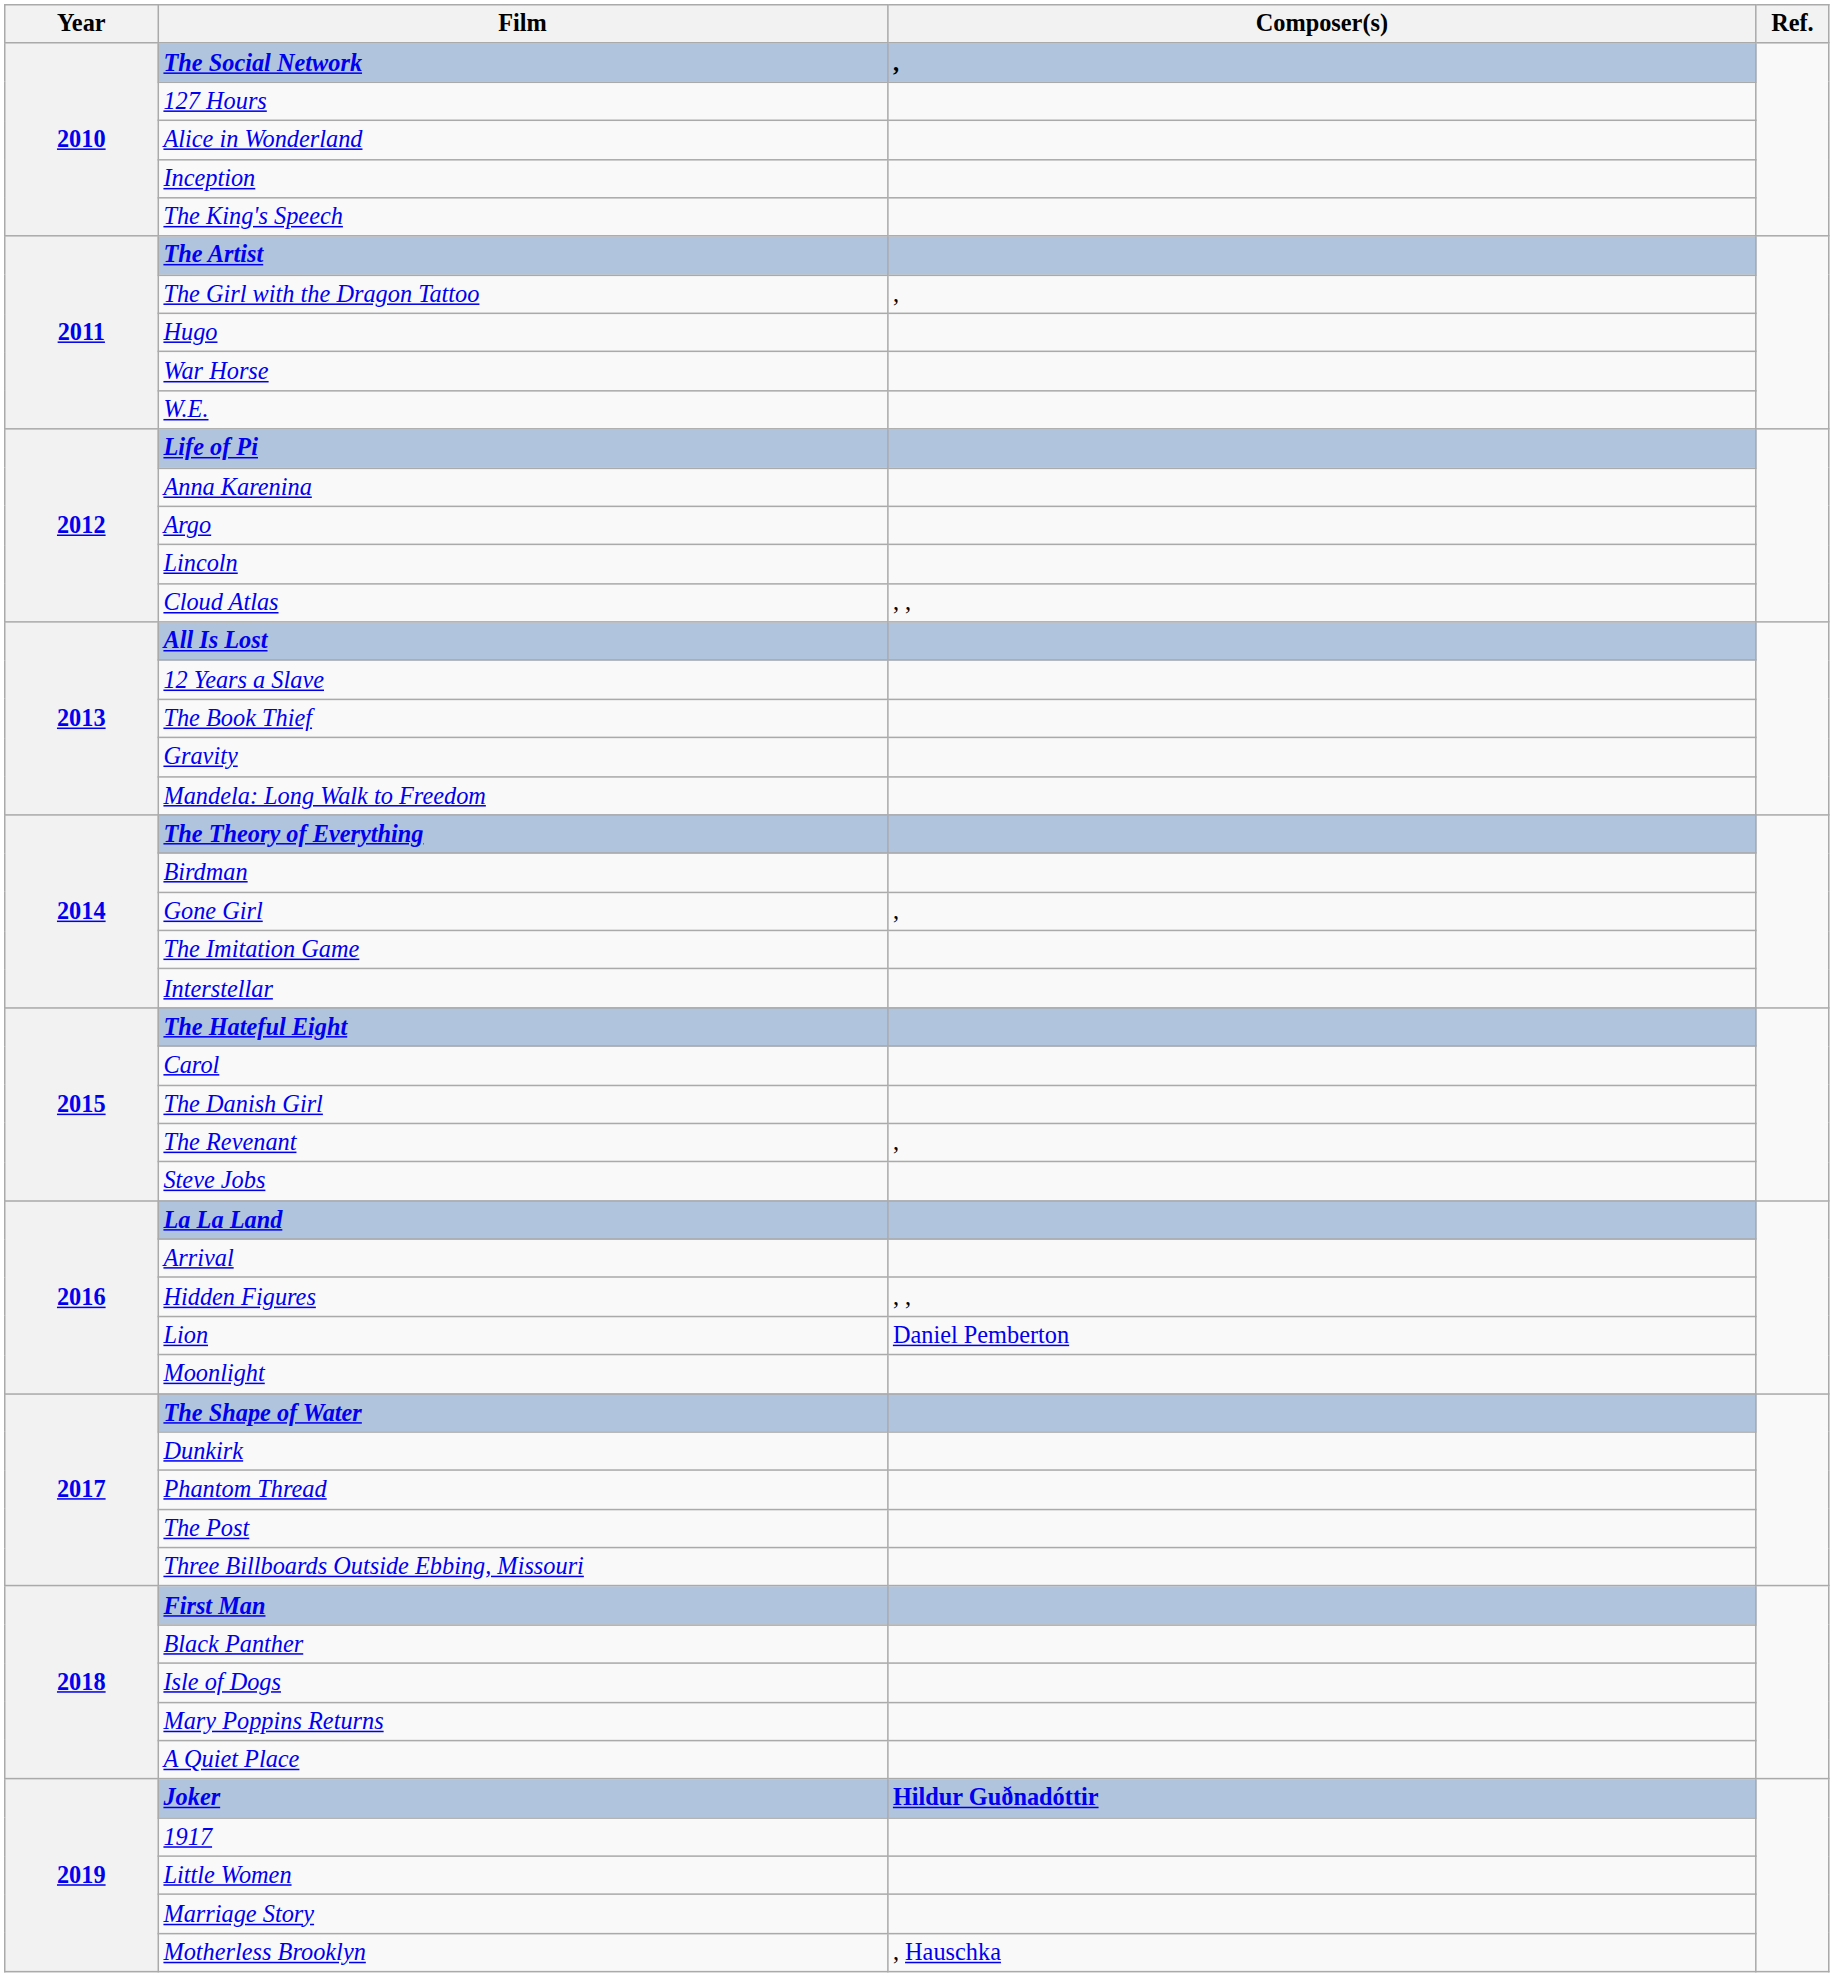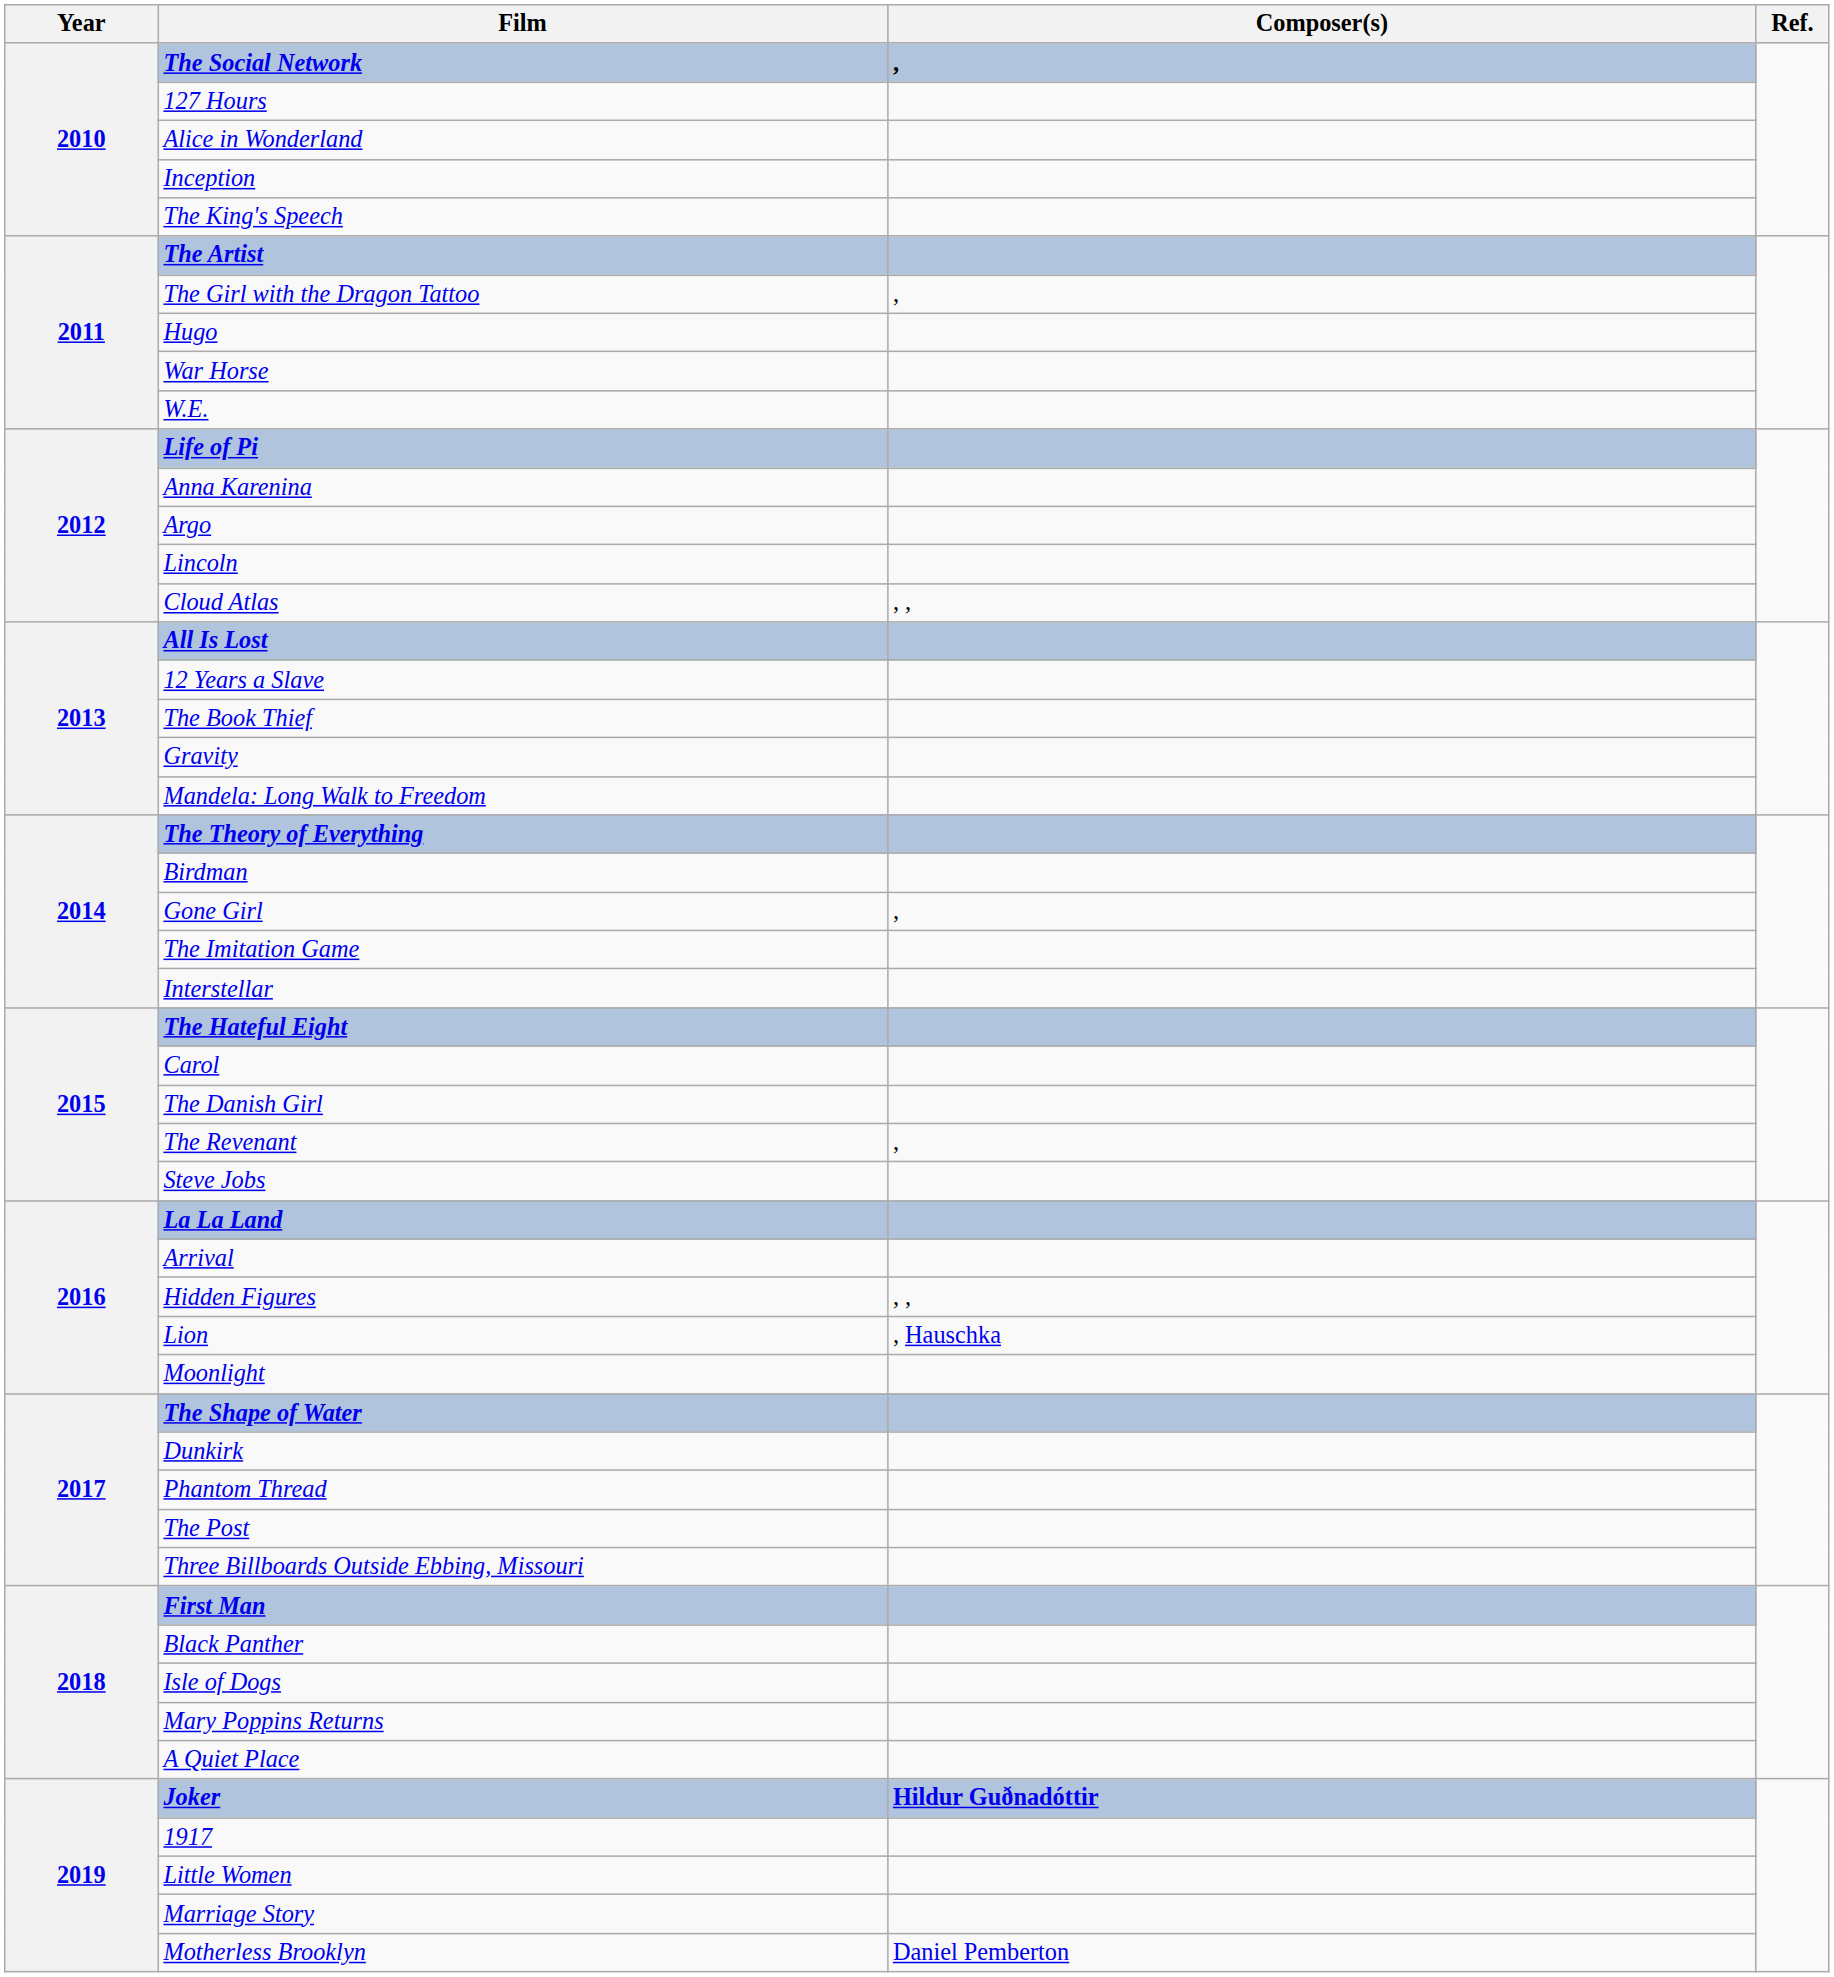(981, 1335) Daniel Pemberton -> (947, 1335) , Hauschka
(947, 1952) , Hauschka -> (981, 1952) Daniel Pemberton
